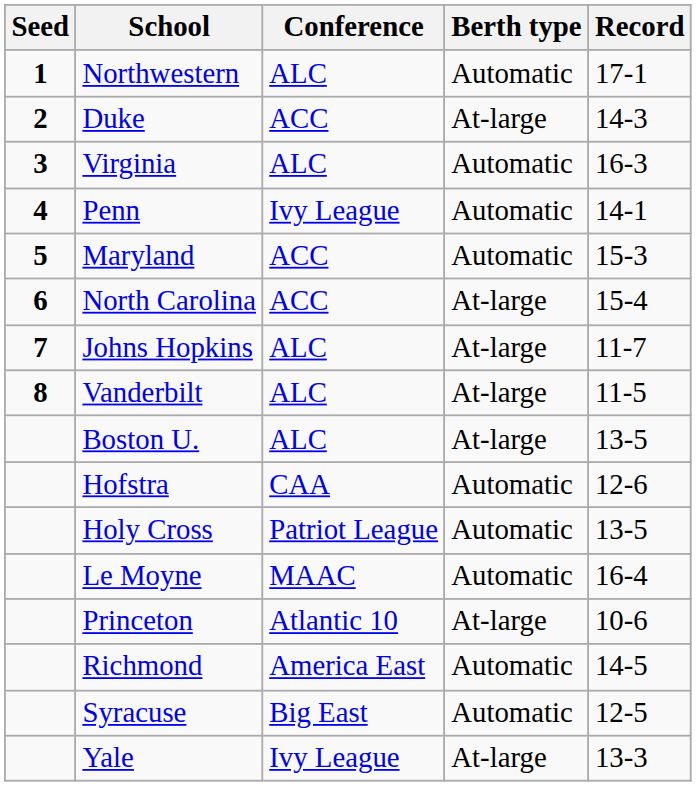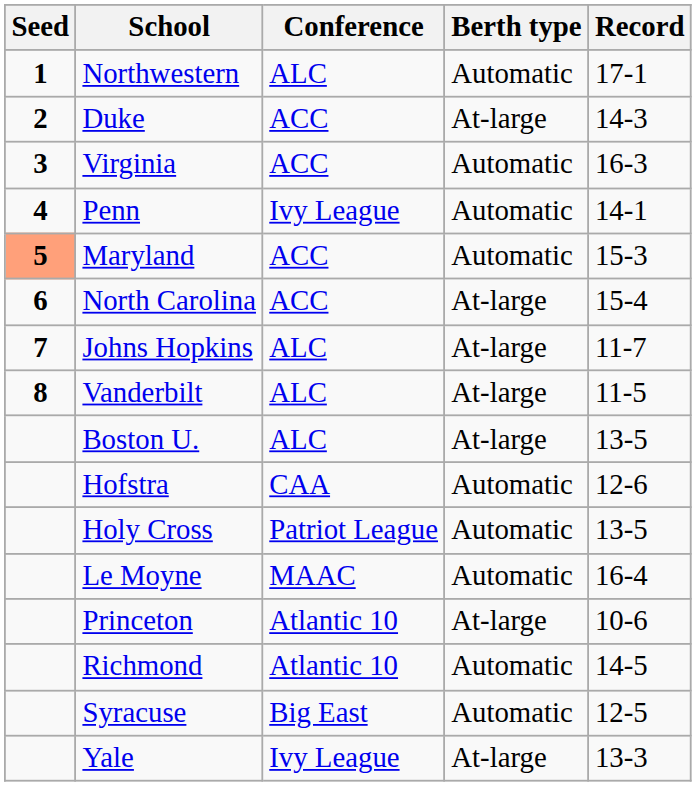(298, 164) ALC -> (299, 164) ACC
(40, 255) no background -> (40, 255) lightsalmon background
(347, 666) America East -> (334, 666) Atlantic 10
